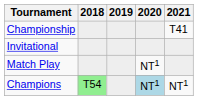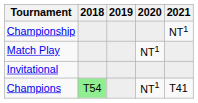(179, 30) T41 -> (179, 31) NT1
rows swapped: (33, 65) <-> (32, 47)
(150, 85) lightblue background -> (150, 88) no background
(179, 85) NT1 -> (179, 88) T41
